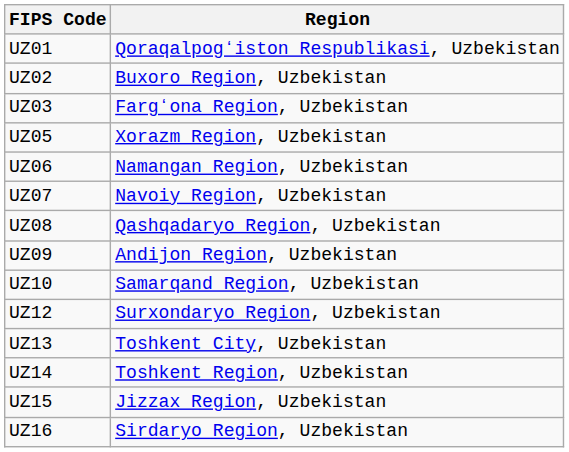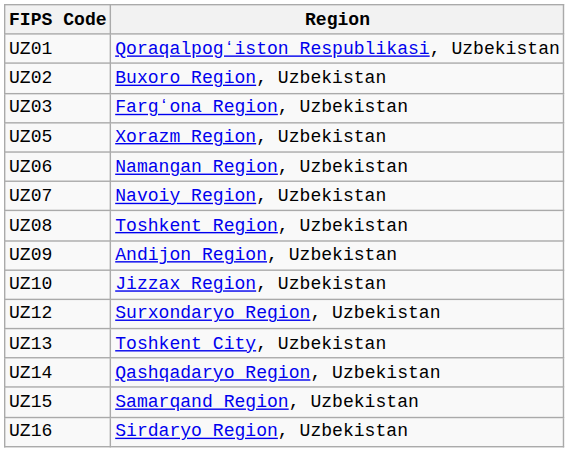(278, 226) Qashqadaryo Region, Uzbekistan -> (262, 226) Toshkent Region, Uzbekistan
(267, 284) Samarqand Region, Uzbekistan -> (251, 284) Jizzax Region, Uzbekistan
(262, 373) Toshkent Region, Uzbekistan -> (278, 373) Qashqadaryo Region, Uzbekistan
(251, 402) Jizzax Region, Uzbekistan -> (267, 402) Samarqand Region, Uzbekistan
